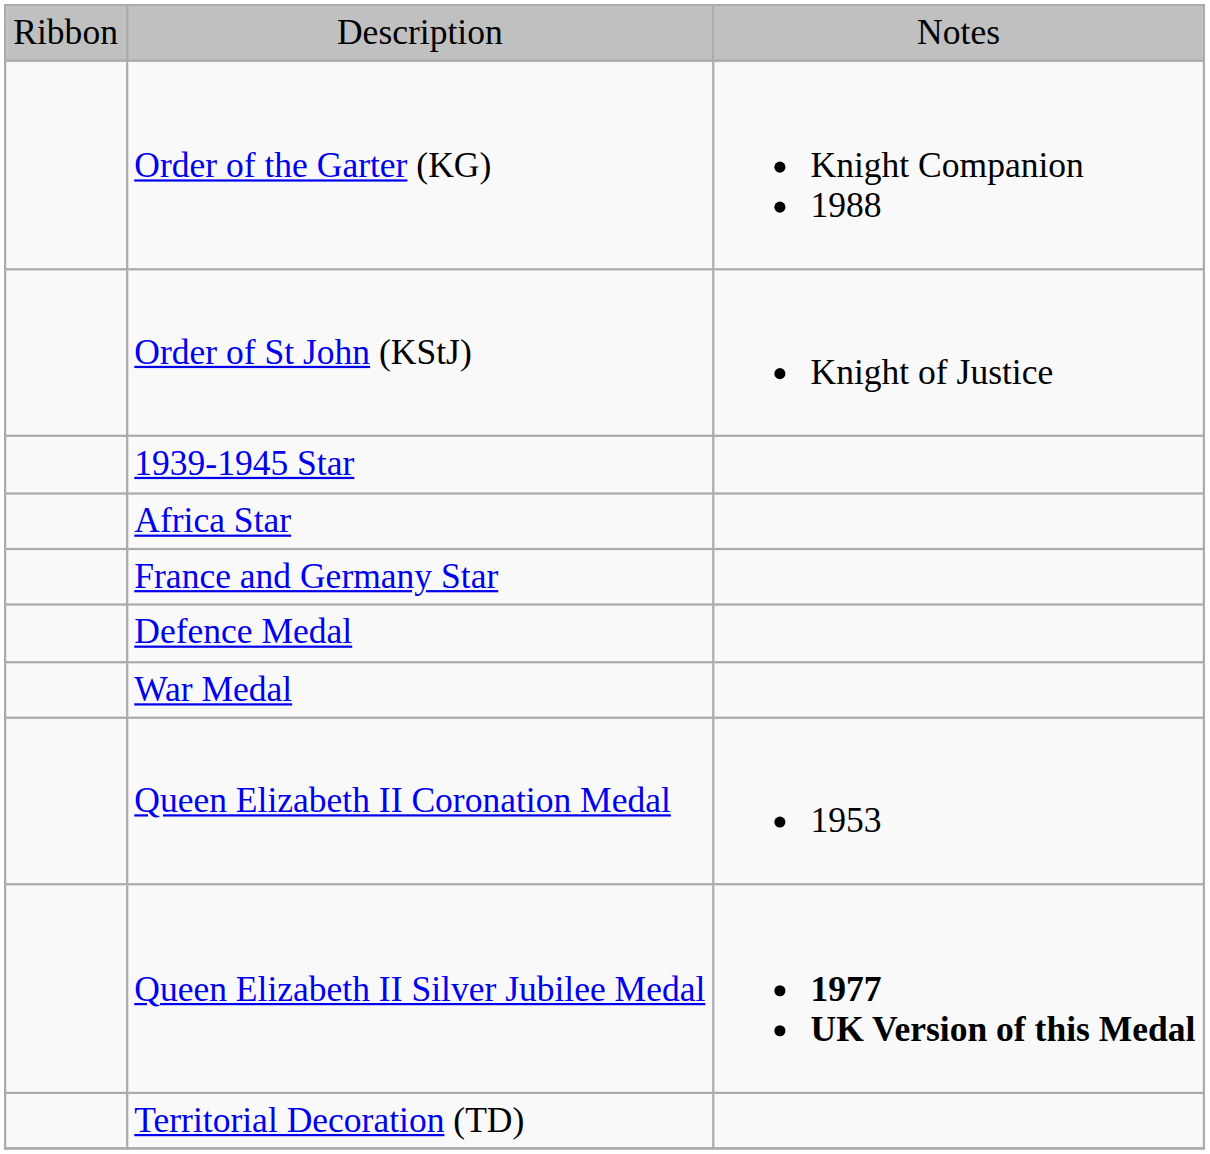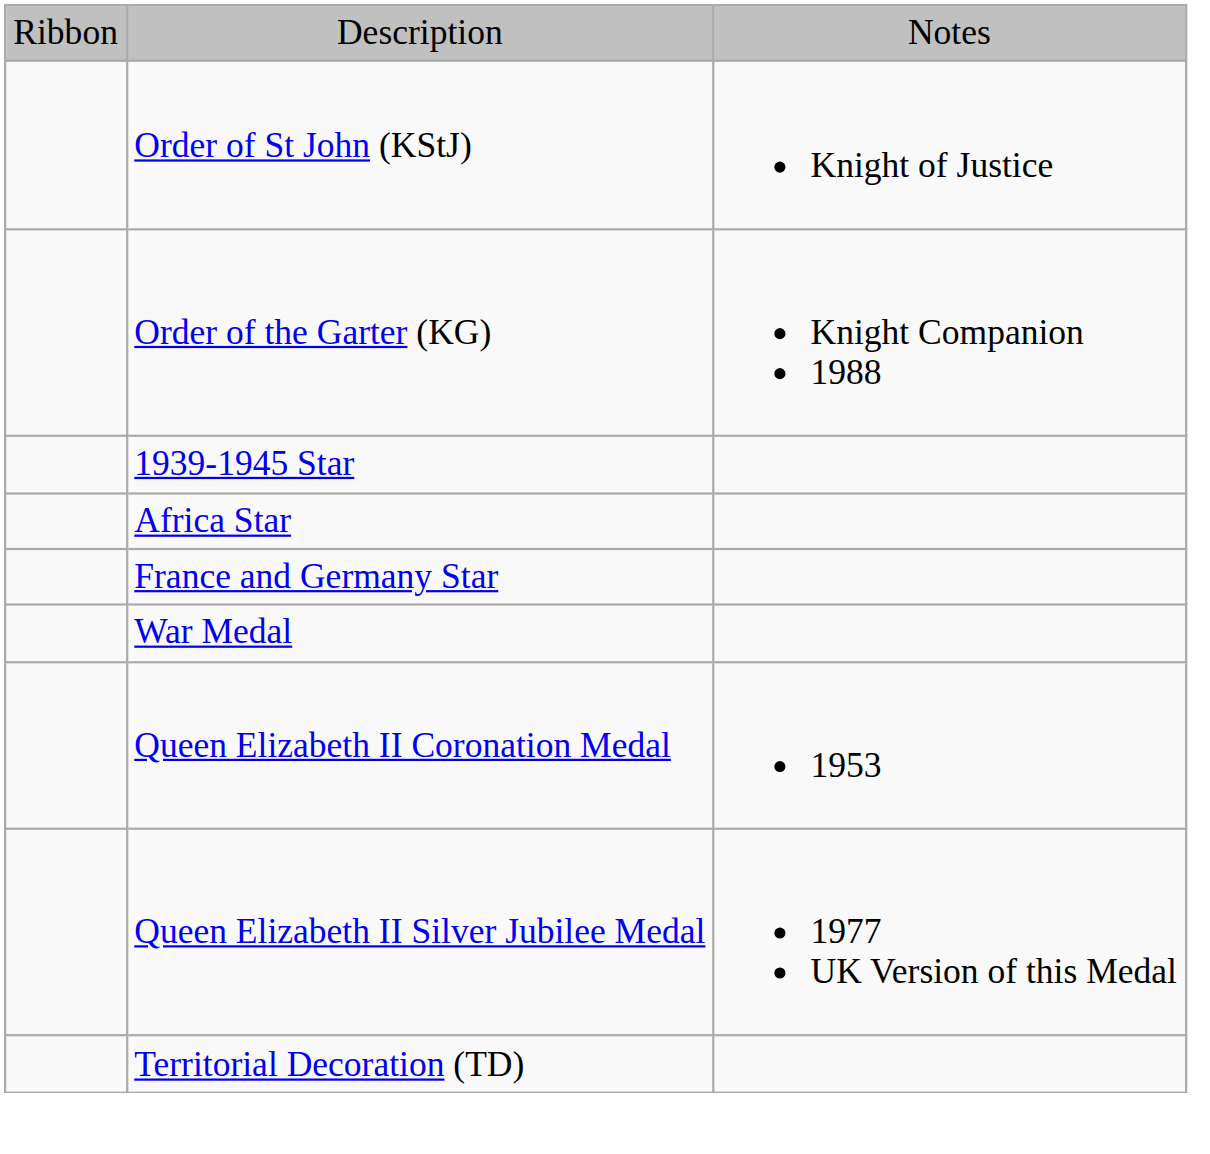rows swapped: (313, 164) <-> (303, 351)
- row: (243, 632)
(959, 1009) bold -> (949, 952) normal
